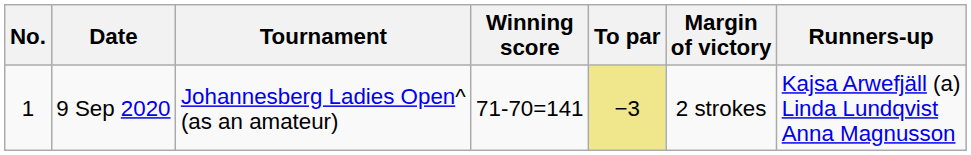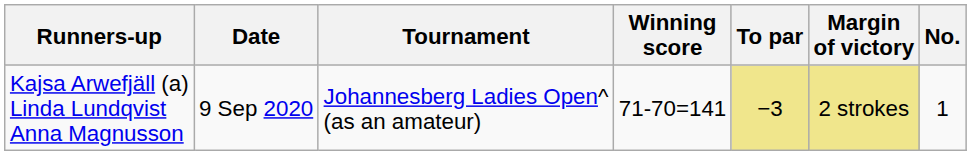columns swapped: (28, 35) <-> (871, 35)
(721, 108) no background -> (864, 108) khaki background
